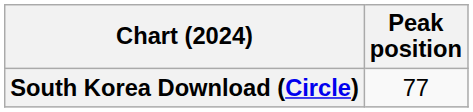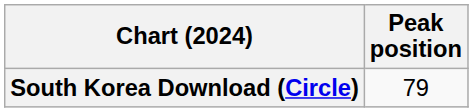(416, 87) 77 -> (416, 87) 79
